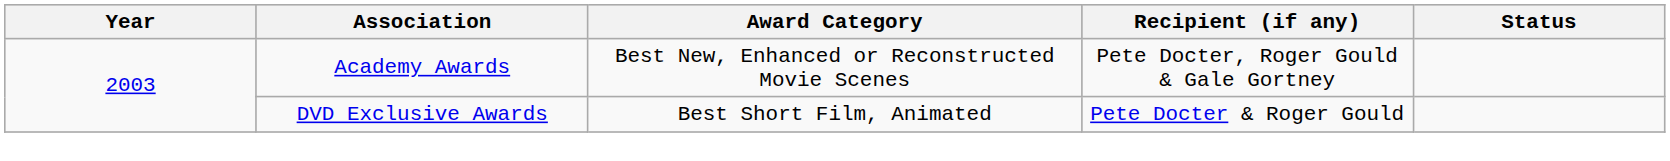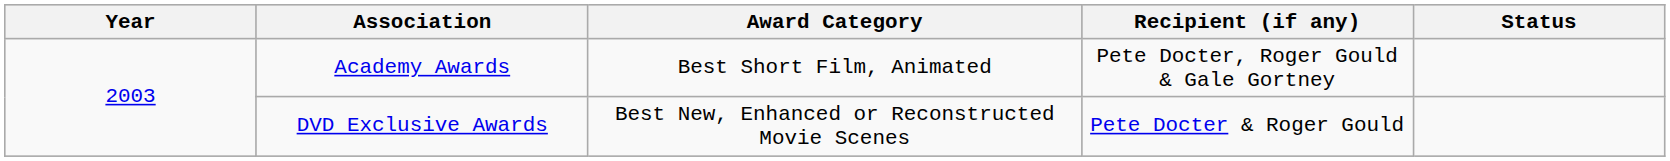(835, 68) Best New, Enhanced or Reconstructed Movie Scenes -> (835, 68) Best Short Film, Animated
(835, 114) Best Short Film, Animated -> (835, 126) Best New, Enhanced or Reconstructed Movie Scenes
